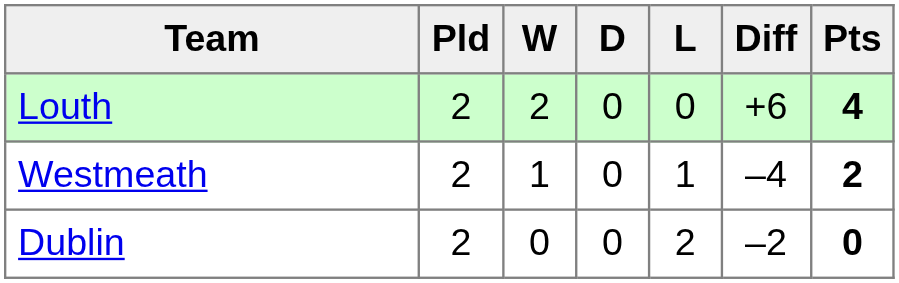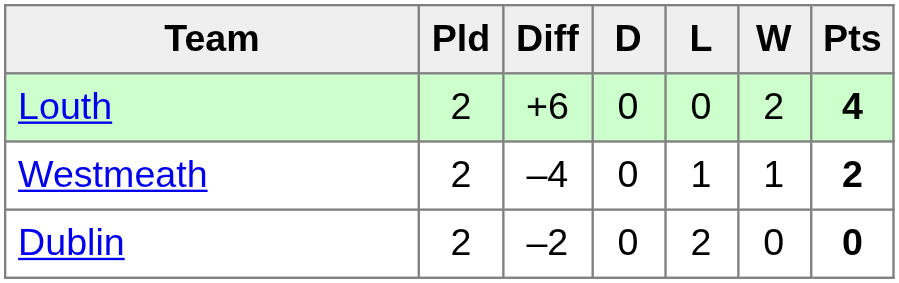columns swapped: (540, 38) <-> (766, 38)
